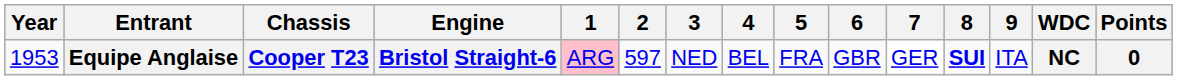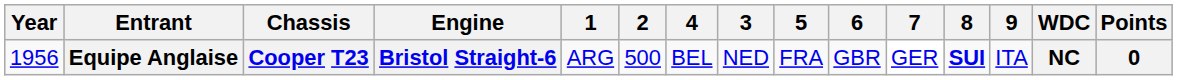columns swapped: (694, 22) <-> (748, 22)
(34, 57) 1953 -> (34, 57) 1956
(590, 57) pink background -> (590, 57) no background
(643, 57) 597 -> (643, 57) 500
